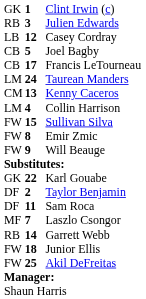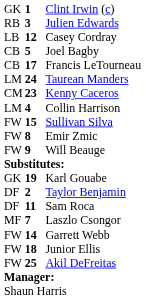(31, 93) 13 -> (31, 93) 23
(31, 178) 22 -> (31, 178) 19
(12, 234) RB -> (13, 234) FW
